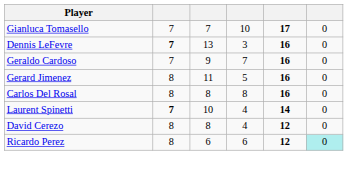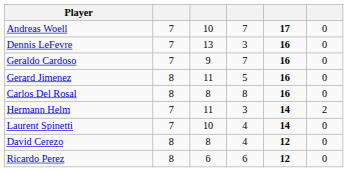+ row: (37, 28)
- row: (48, 28)
(171, 45) bold -> (171, 45) normal
+ row: (38, 110)
(171, 110) bold -> (171, 126) normal
(325, 142) paleturquoise background -> (325, 158) no background
